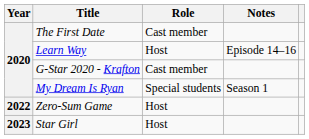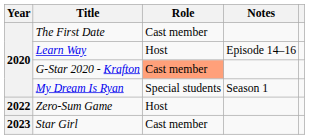(176, 69) no background -> (176, 69) lightsalmon background
(156, 124) Host -> (176, 124) Cast member
